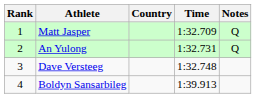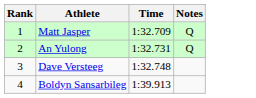- column: (152, 13)
